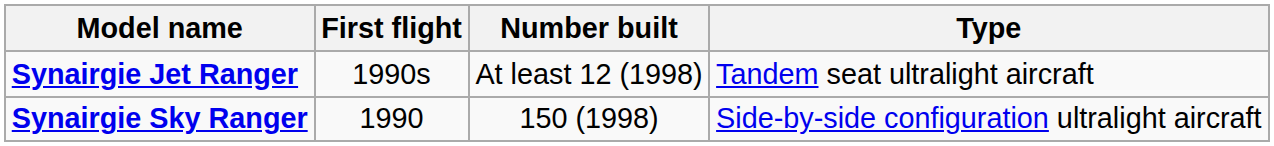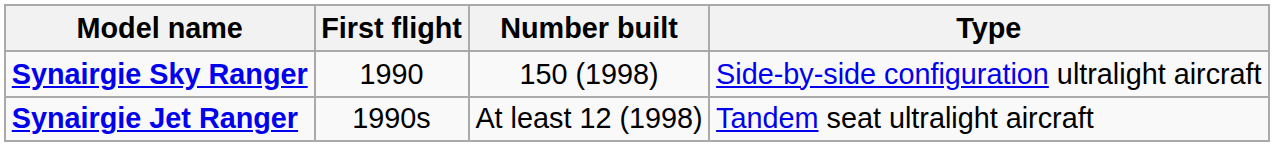rows swapped: (155, 74) <-> (160, 119)
